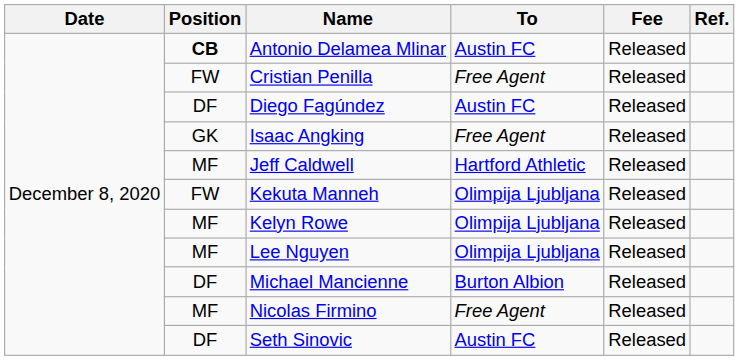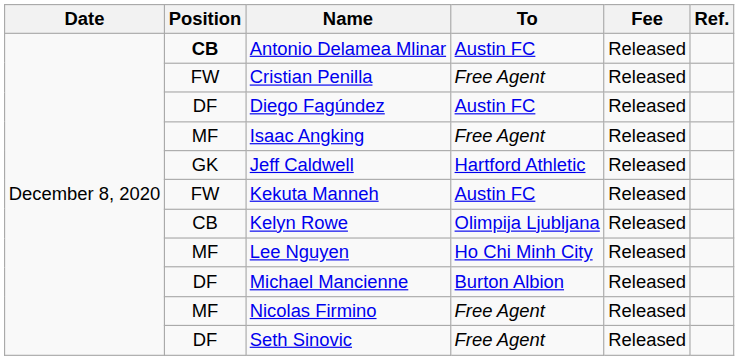(205, 135) GK -> (205, 135) MF
(205, 164) MF -> (205, 164) GK
(527, 194) Olimpija Ljubljana -> (495, 194) Austin FC
(205, 223) MF -> (205, 223) CB
(527, 252) Olimpija Ljubljana -> (524, 252) Ho Chi Minh City
(495, 340) Austin FC -> (500, 340) Free Agent
